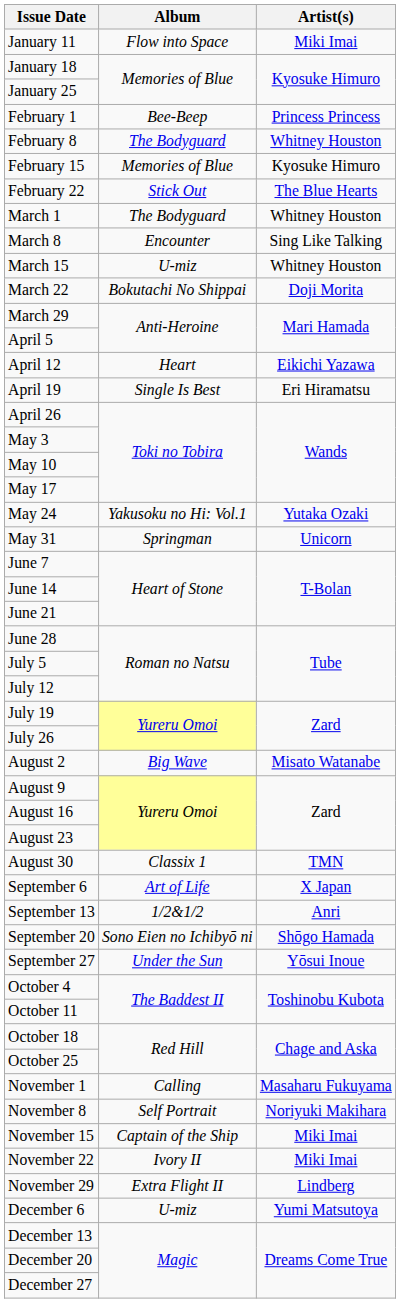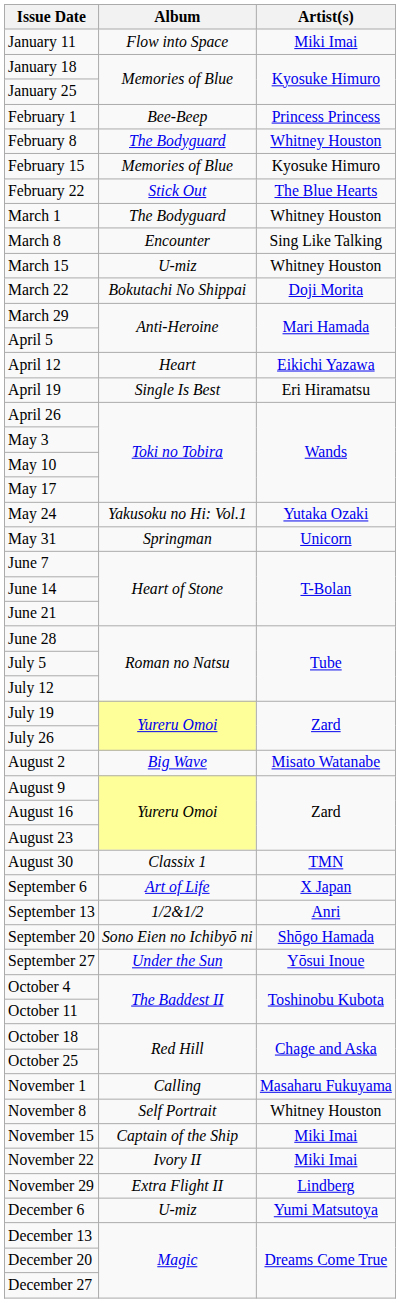(326, 1111) Noriyuki Makihara -> (326, 1111) Whitney Houston
